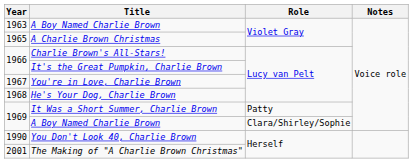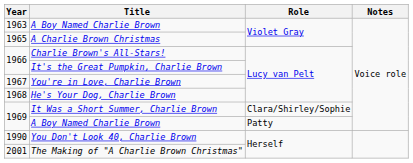(260, 109) Patty -> (299, 109) Clara/Shirley/Sophie
(299, 123) Clara/Shirley/Sophie -> (260, 123) Patty
